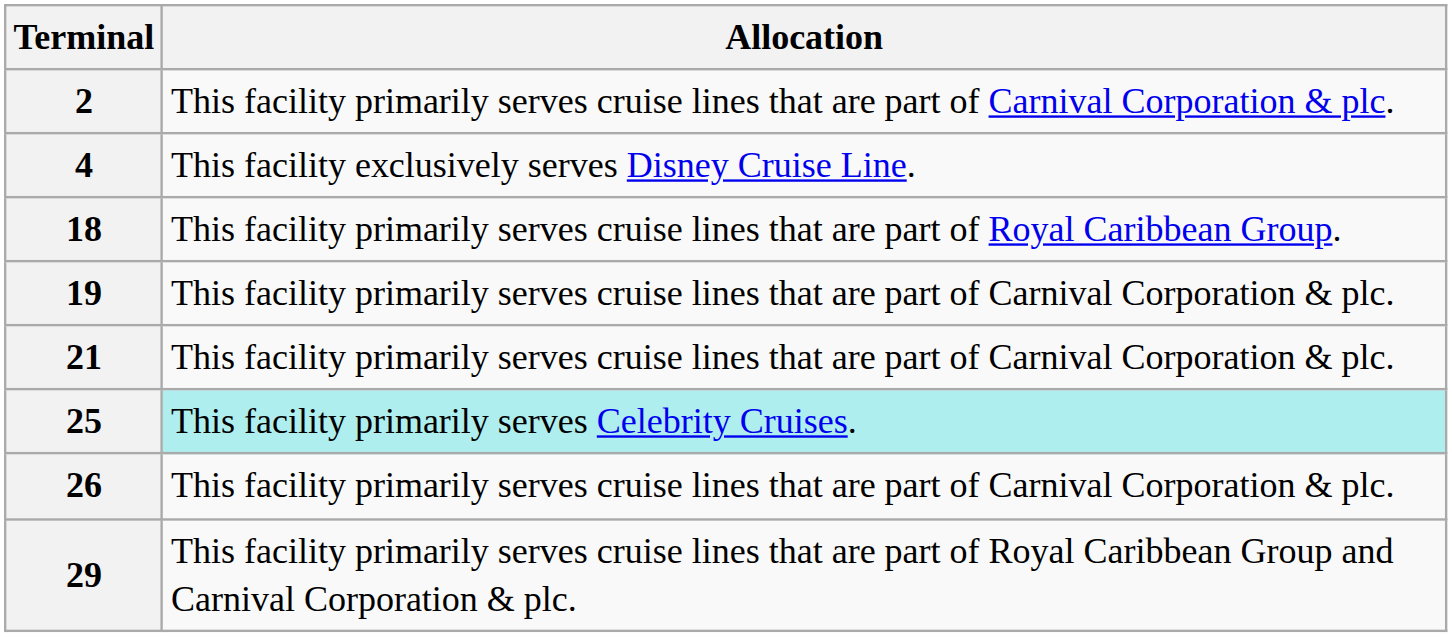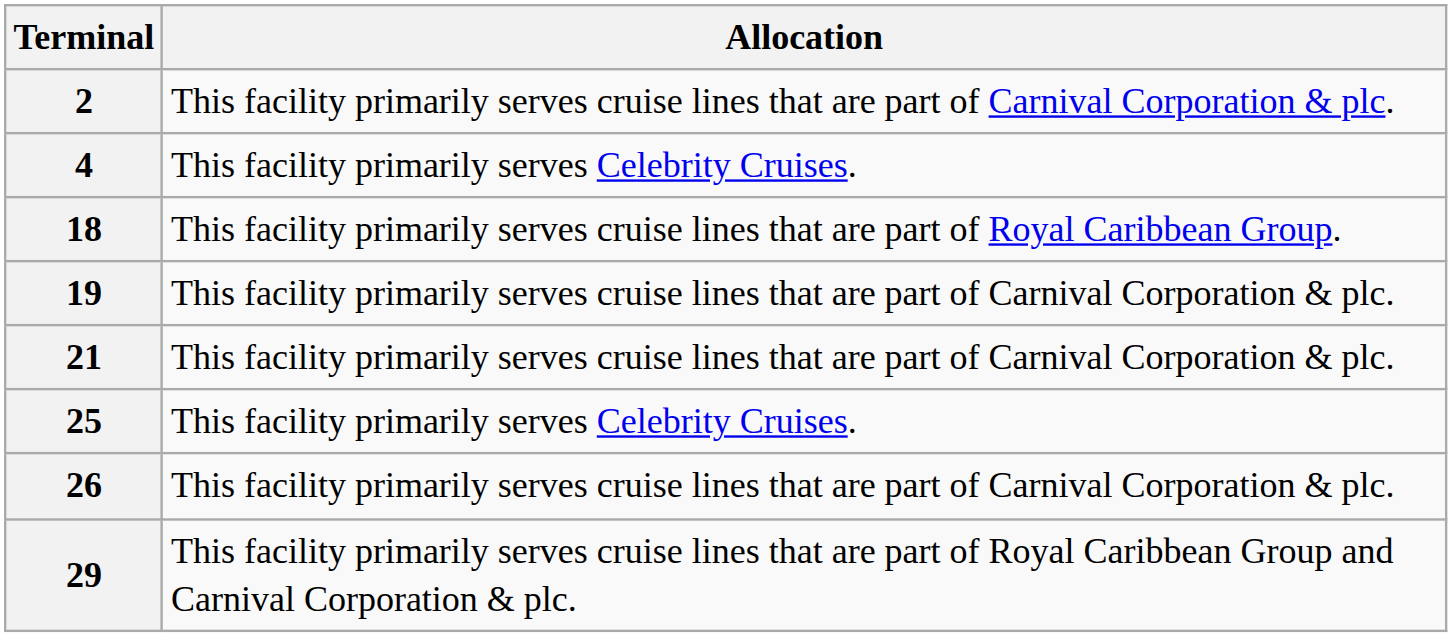(543, 165) This facility exclusively serves Disney Cruise Line. -> (514, 165) This facility primarily serves Celebrity Cruises.
(514, 421) paleturquoise background -> (514, 421) no background
